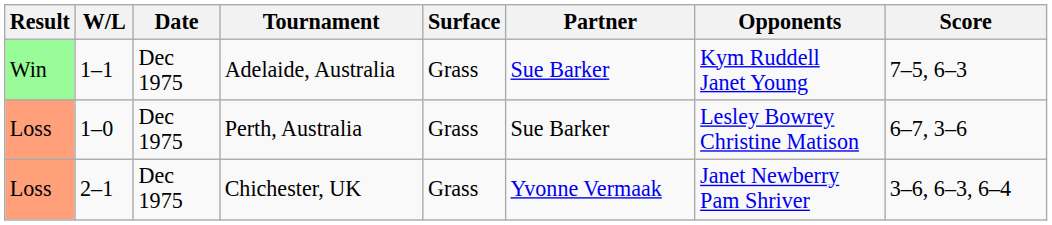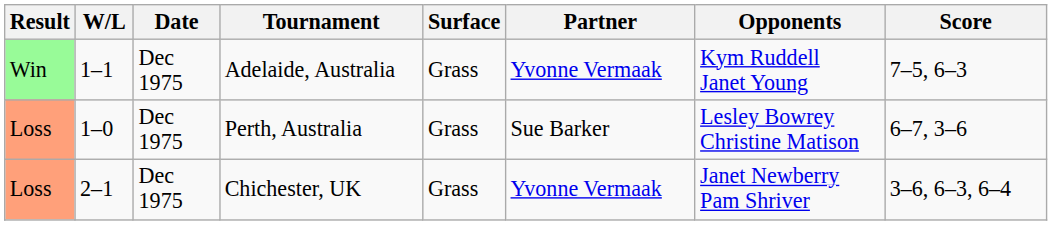(560, 69) Sue Barker -> (586, 69) Yvonne Vermaak
